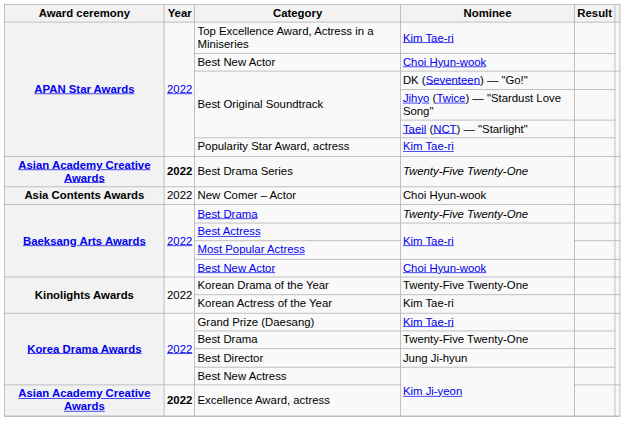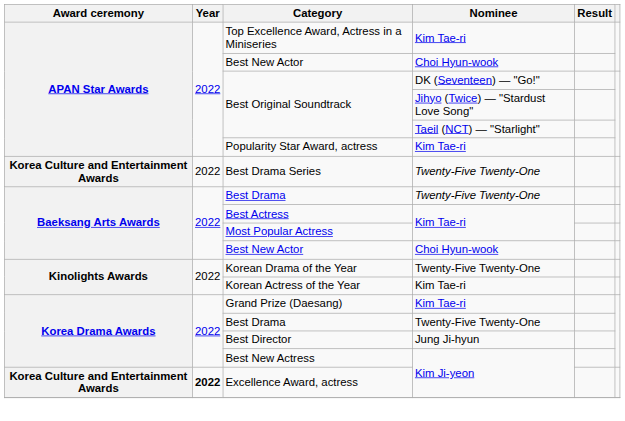(84, 171) Asian Academy Creative Awards -> (98, 171) Korea Culture and Entertainment Awards
(180, 171) bold -> (208, 171) normal
- row: (247, 195)
(84, 400) Asian Academy Creative Awards -> (98, 382) Korea Culture and Entertainment Awards
